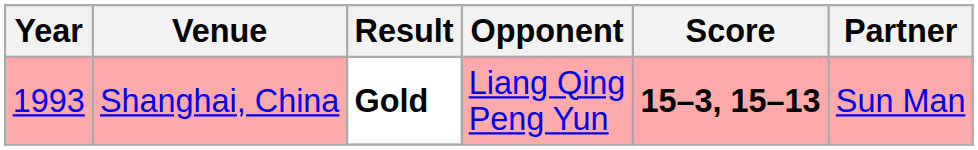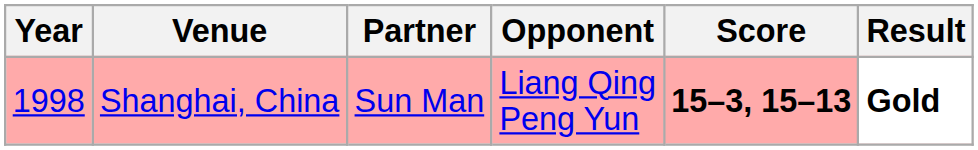columns swapped: (901, 31) <-> (404, 31)
(49, 100) 1993 -> (49, 100) 1998
